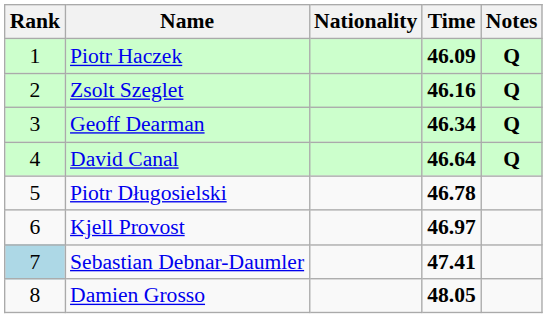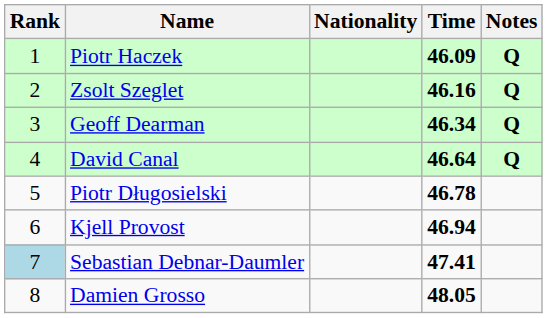(452, 227) 46.97 -> (452, 227) 46.94
